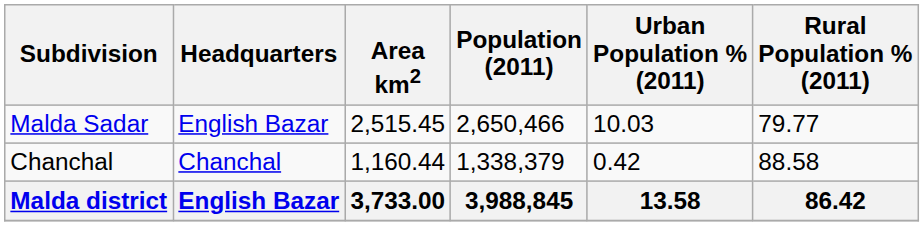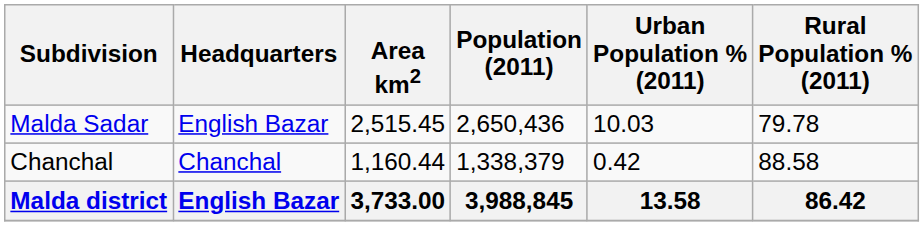(510, 123) 2,650,466 -> (510, 123) 2,650,436
(789, 123) 79.77 -> (789, 123) 79.78
